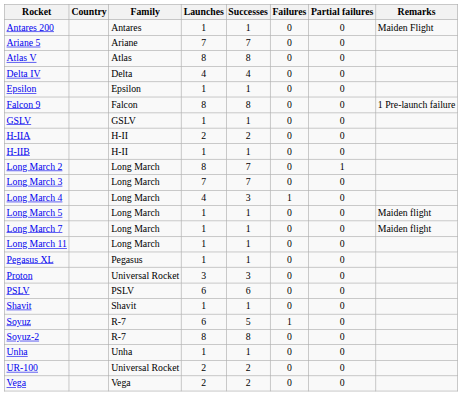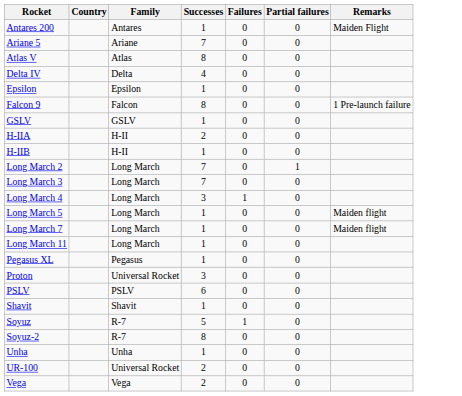- column: (204, 12)
